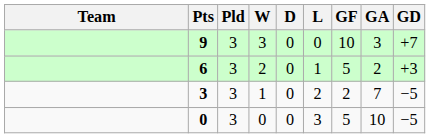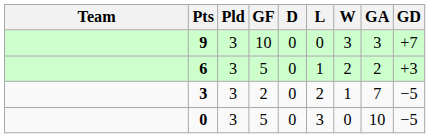columns swapped: (262, 17) <-> (346, 17)
